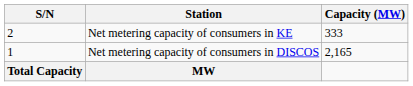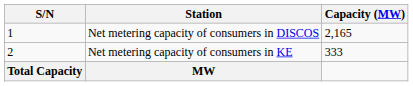rows swapped: (204, 52) <-> (190, 33)
